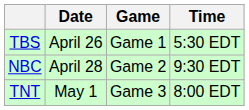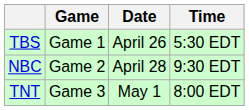columns swapped: (138, 17) <-> (76, 17)
